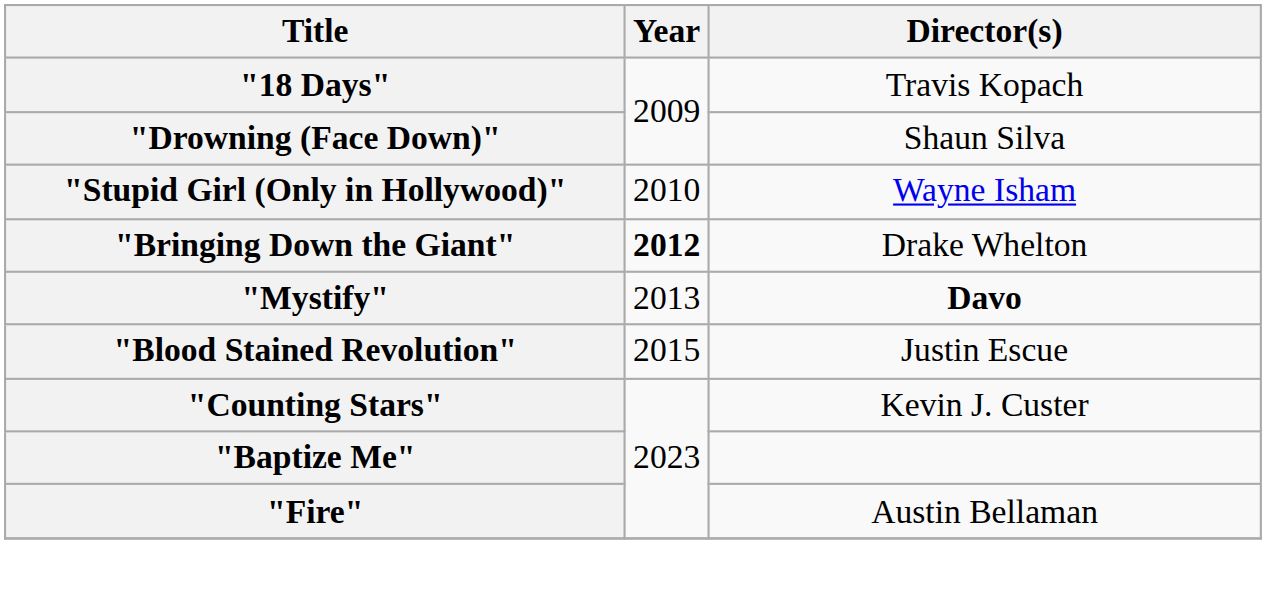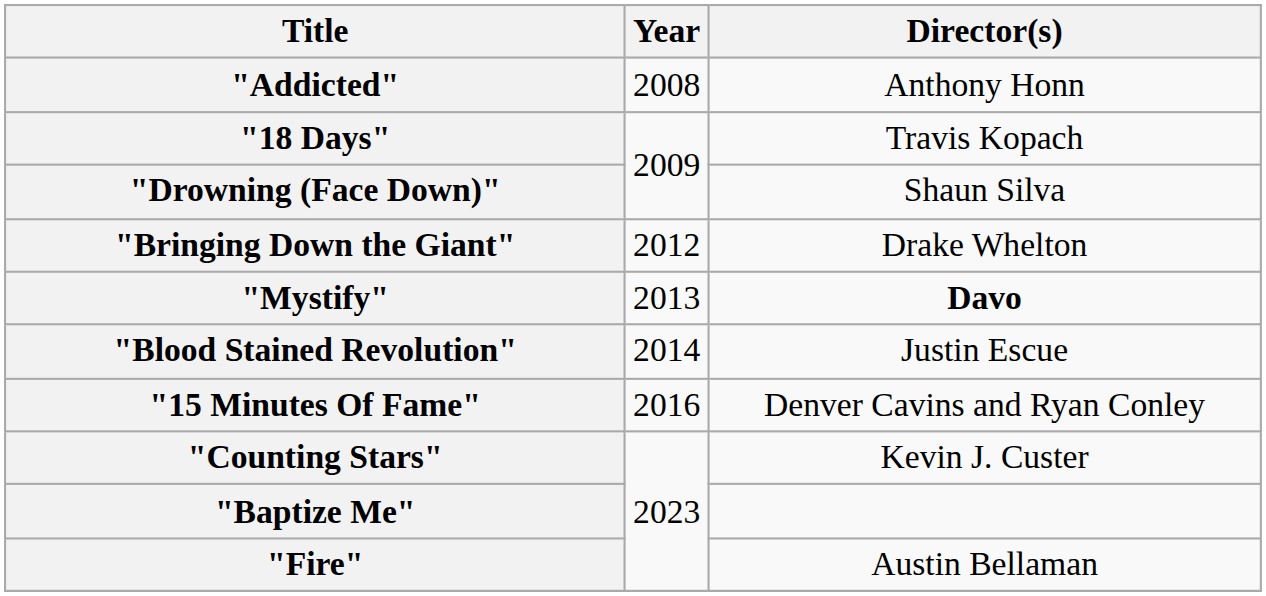+ row: (315, 84)
- row: (315, 191)
(667, 244) bold -> (667, 244) normal
(667, 350) 2015 -> (667, 350) 2014
+ row: (315, 404)
